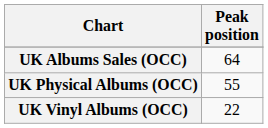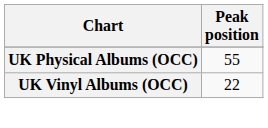- row: (103, 60)
